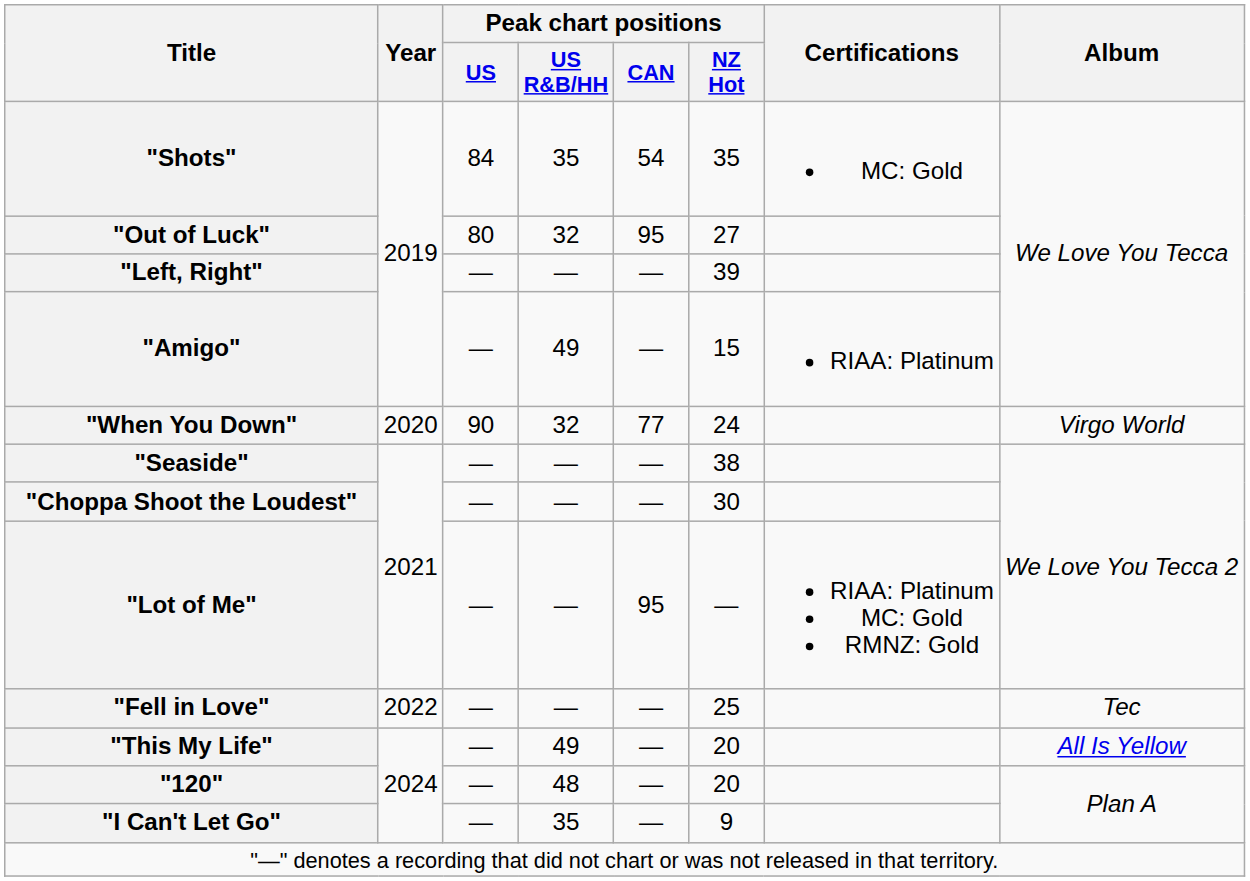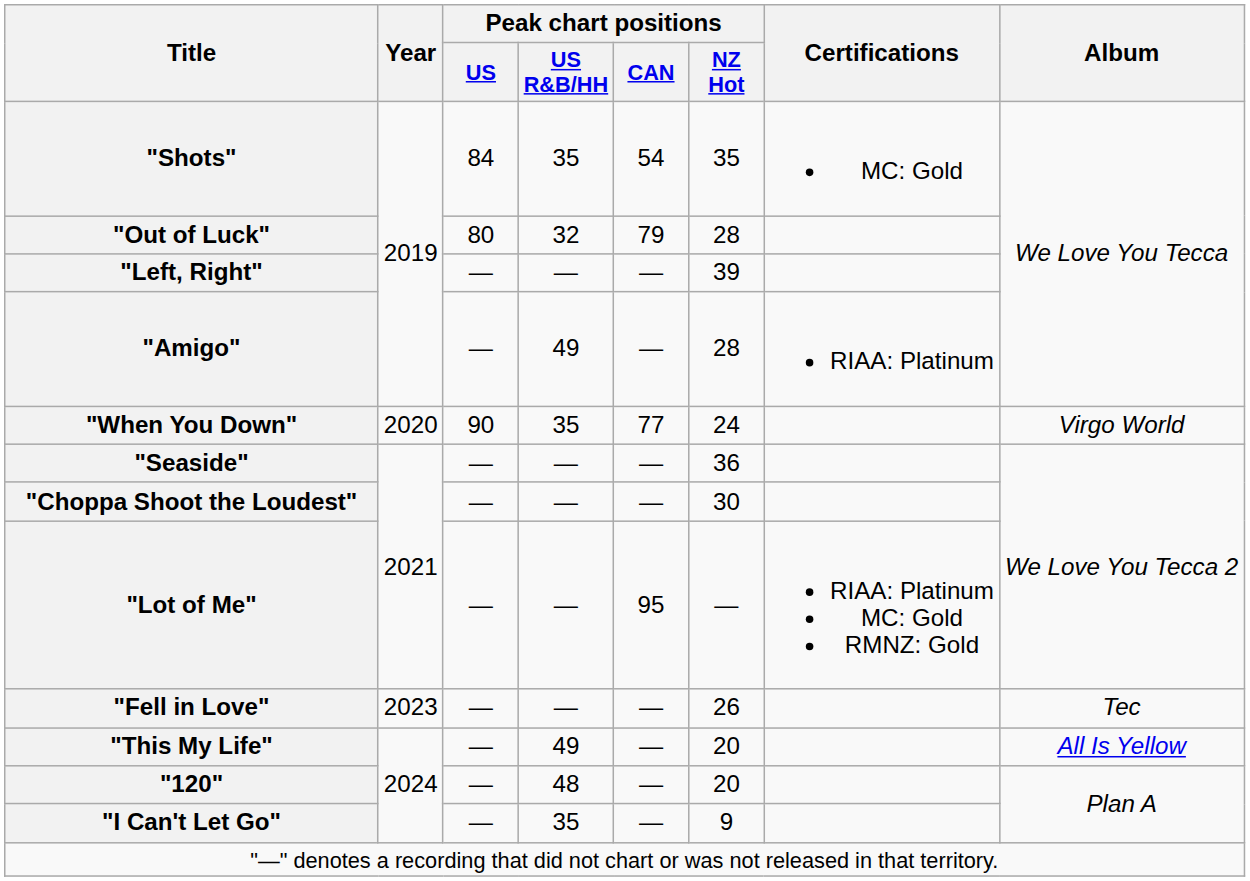(651, 234) 95 -> (651, 234) 79
(726, 234) 27 -> (726, 234) 28
(726, 348) 15 -> (726, 348) 28
(566, 424) 32 -> (566, 424) 35
(726, 463) 38 -> (726, 463) 36
(411, 707) 2022 -> (411, 707) 2023
(726, 707) 25 -> (726, 707) 26
